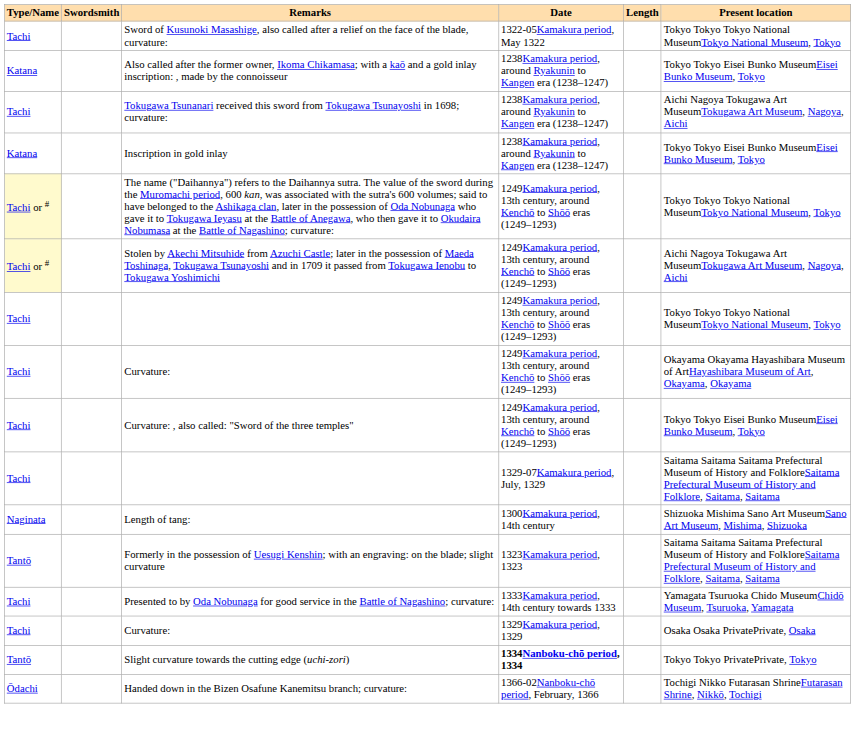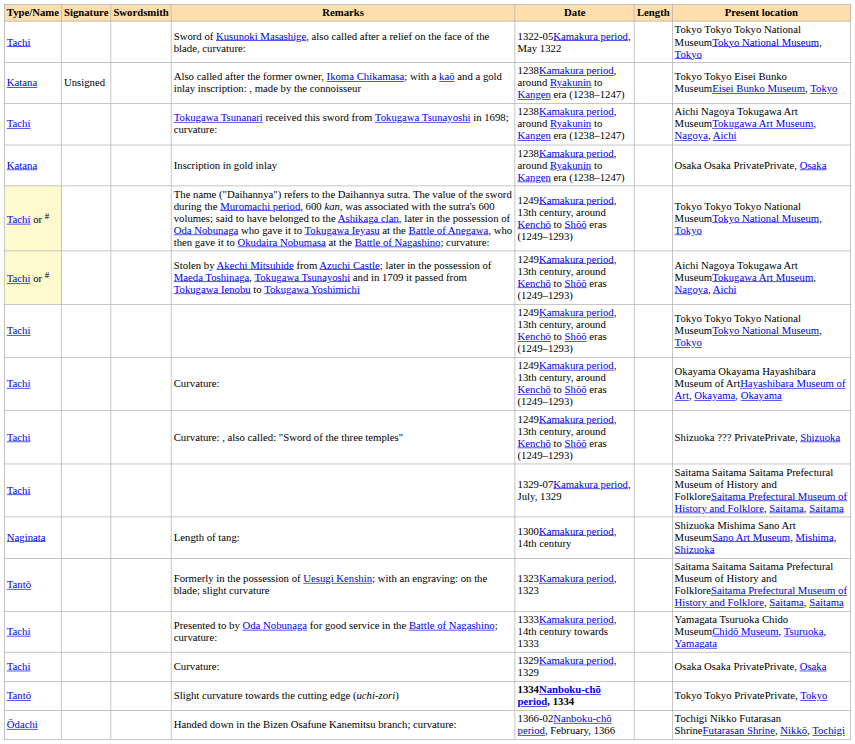+ column: (86, 13)
(751, 153) Tokyo Tokyo Eisei Bunko MuseumEisei Bunko Museum, Tokyo -> (751, 165) Osaka Osaka PrivatePrivate, Osaka
(751, 425) Tokyo Tokyo Eisei Bunko MuseumEisei Bunko Museum, Tokyo -> (757, 437) Shizuoka ??? PrivatePrivate, Shizuoka
